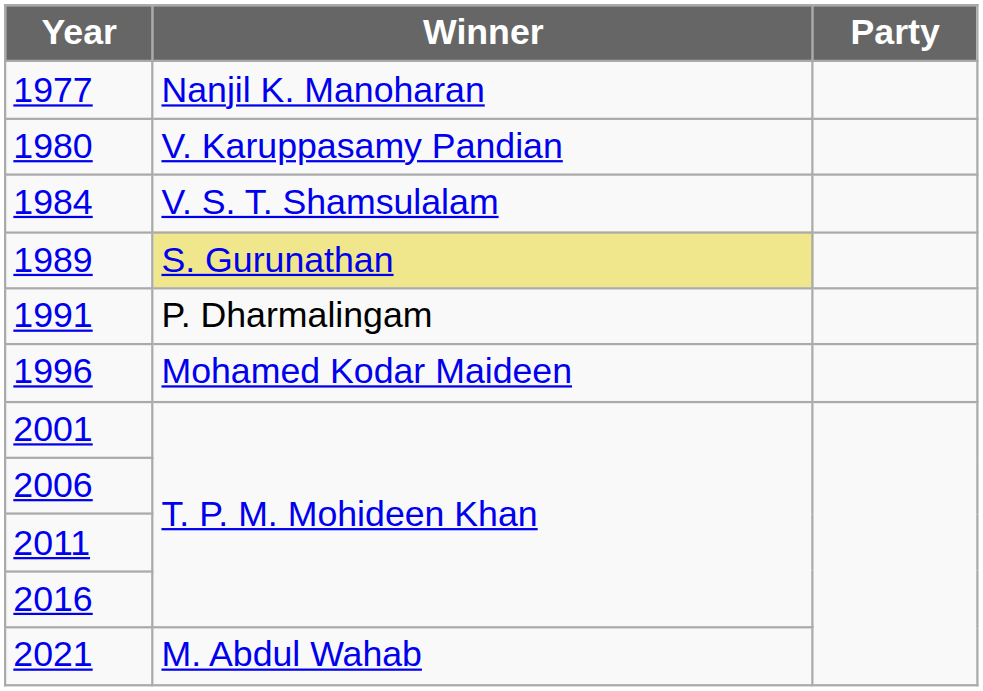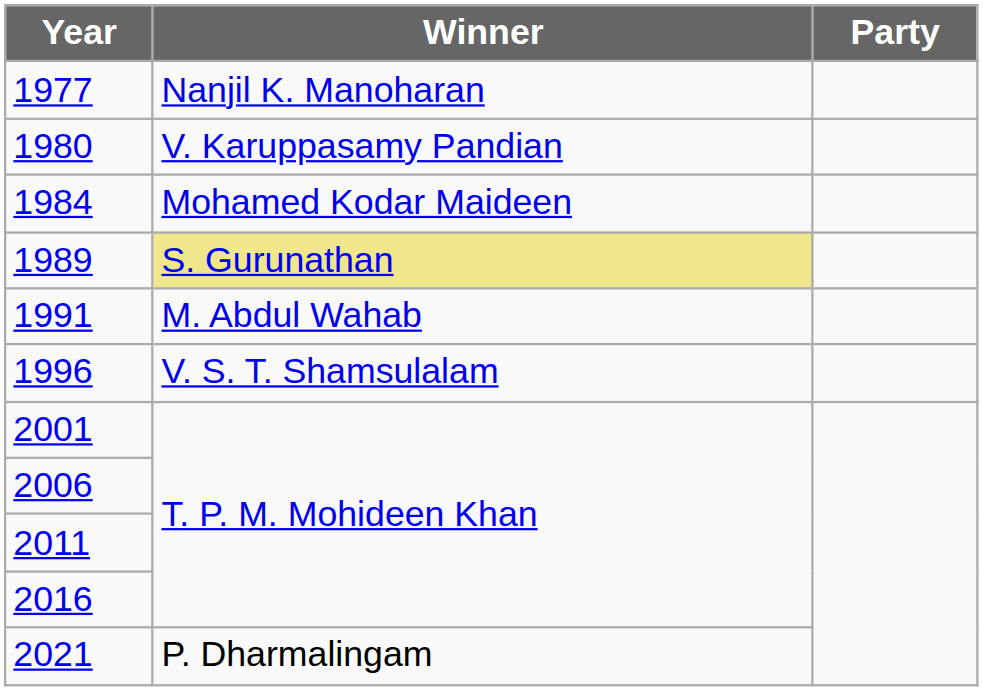(330, 202) V. S. T. Shamsulalam -> (367, 202) Mohamed Kodar Maideen
(297, 315) P. Dharmalingam -> (292, 315) M. Abdul Wahab
(367, 372) Mohamed Kodar Maideen -> (330, 372) V. S. T. Shamsulalam
(292, 655) M. Abdul Wahab -> (297, 655) P. Dharmalingam
